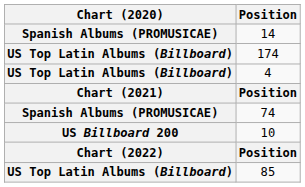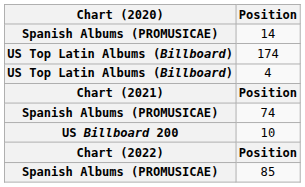(120, 172) US Top Latin Albums (Billboard) -> (120, 172) Spanish Albums (PROMUSICAE)
